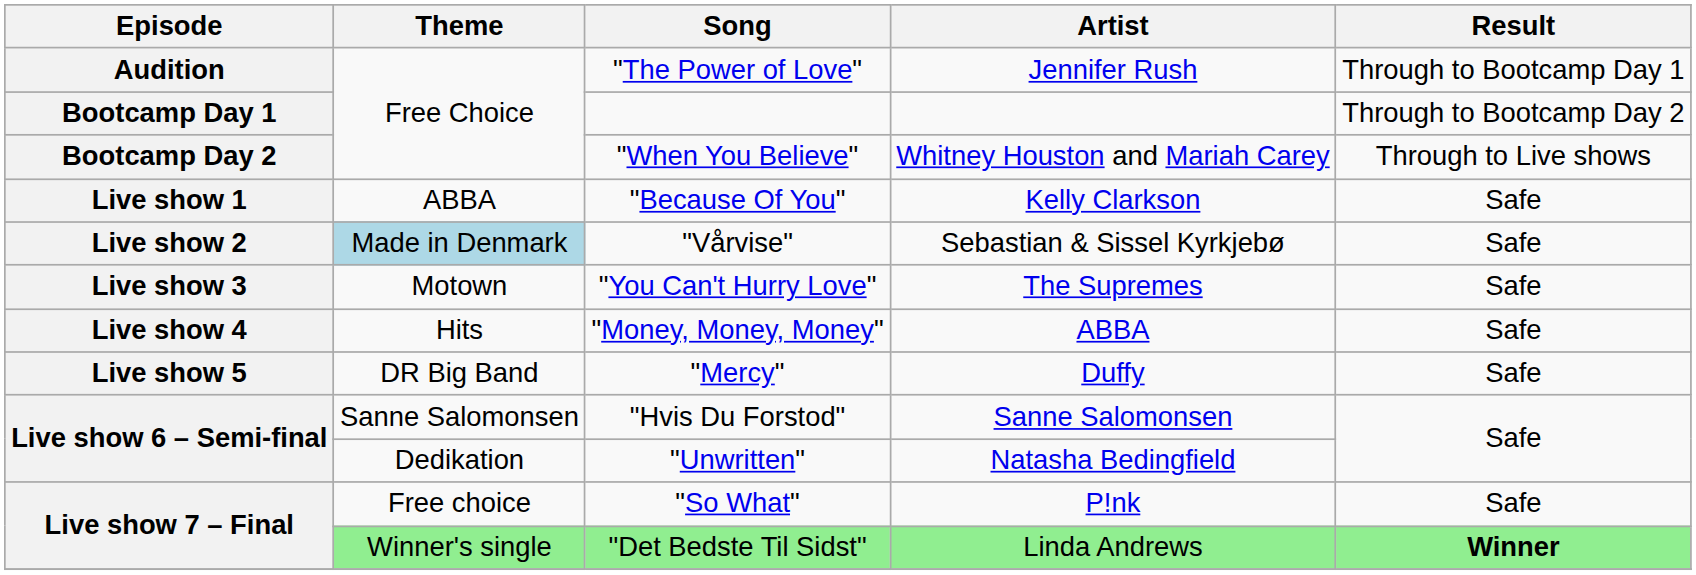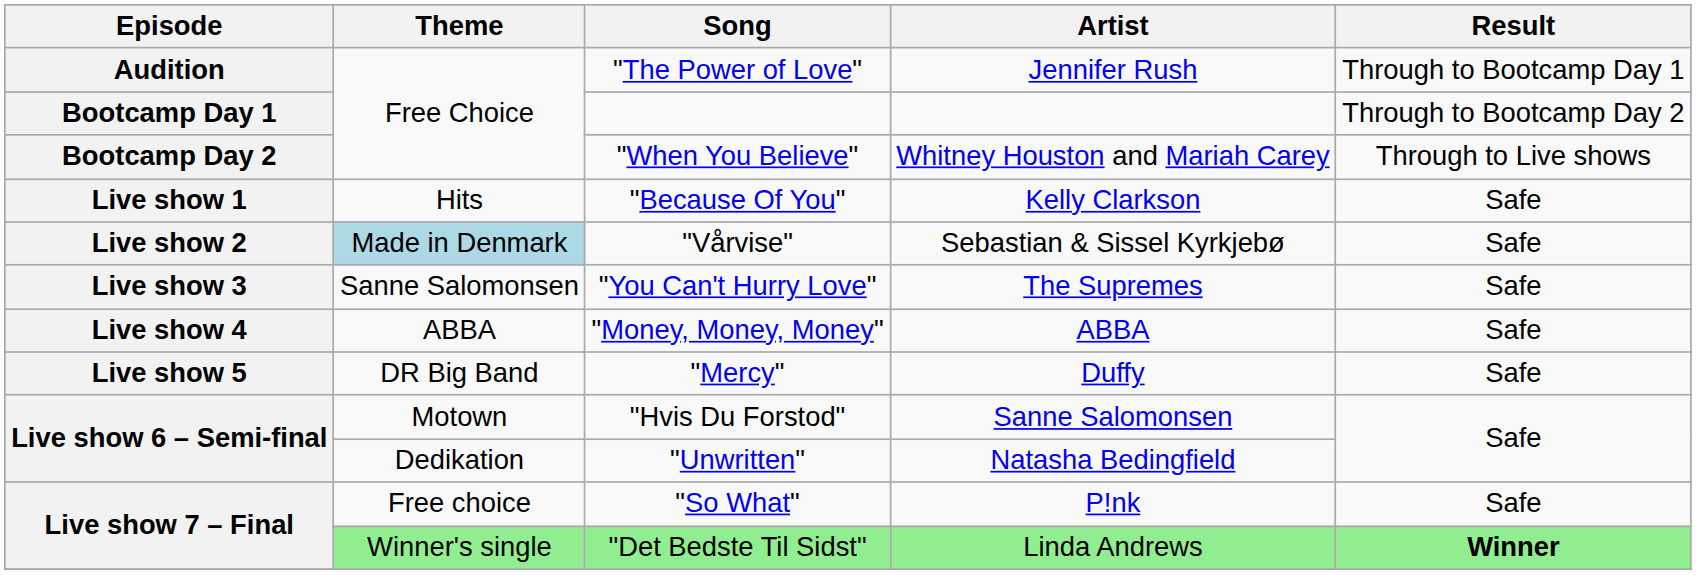(459, 199) ABBA -> (459, 199) Hits
(459, 286) Motown -> (459, 286) Sanne Salomonsen
(459, 329) Hits -> (459, 329) ABBA
(459, 416) Sanne Salomonsen -> (459, 416) Motown
